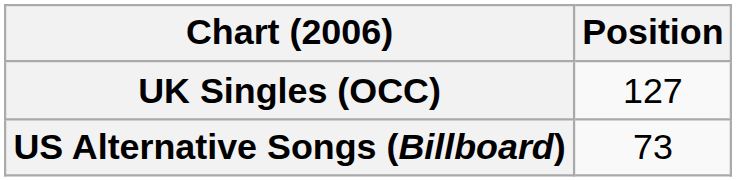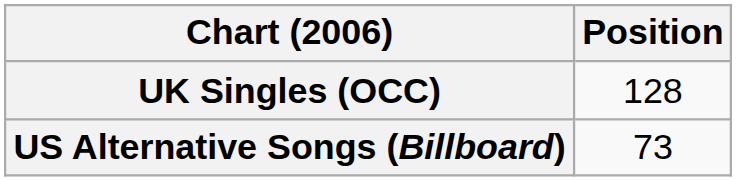(653, 89) 127 -> (653, 89) 128
